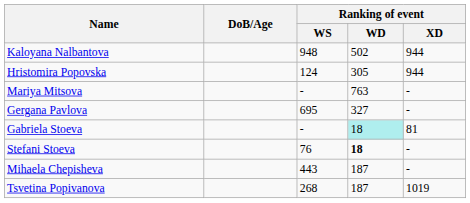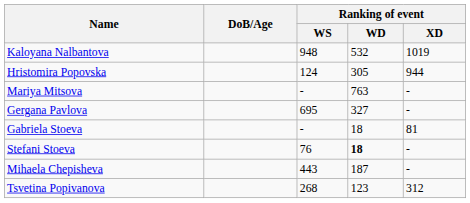(360, 52) 502 -> (360, 52) 532
(415, 52) 944 -> (418, 52) 1019
(357, 130) paleturquoise background -> (357, 130) no background
(360, 188) 187 -> (360, 188) 123
(418, 188) 1019 -> (415, 188) 312
